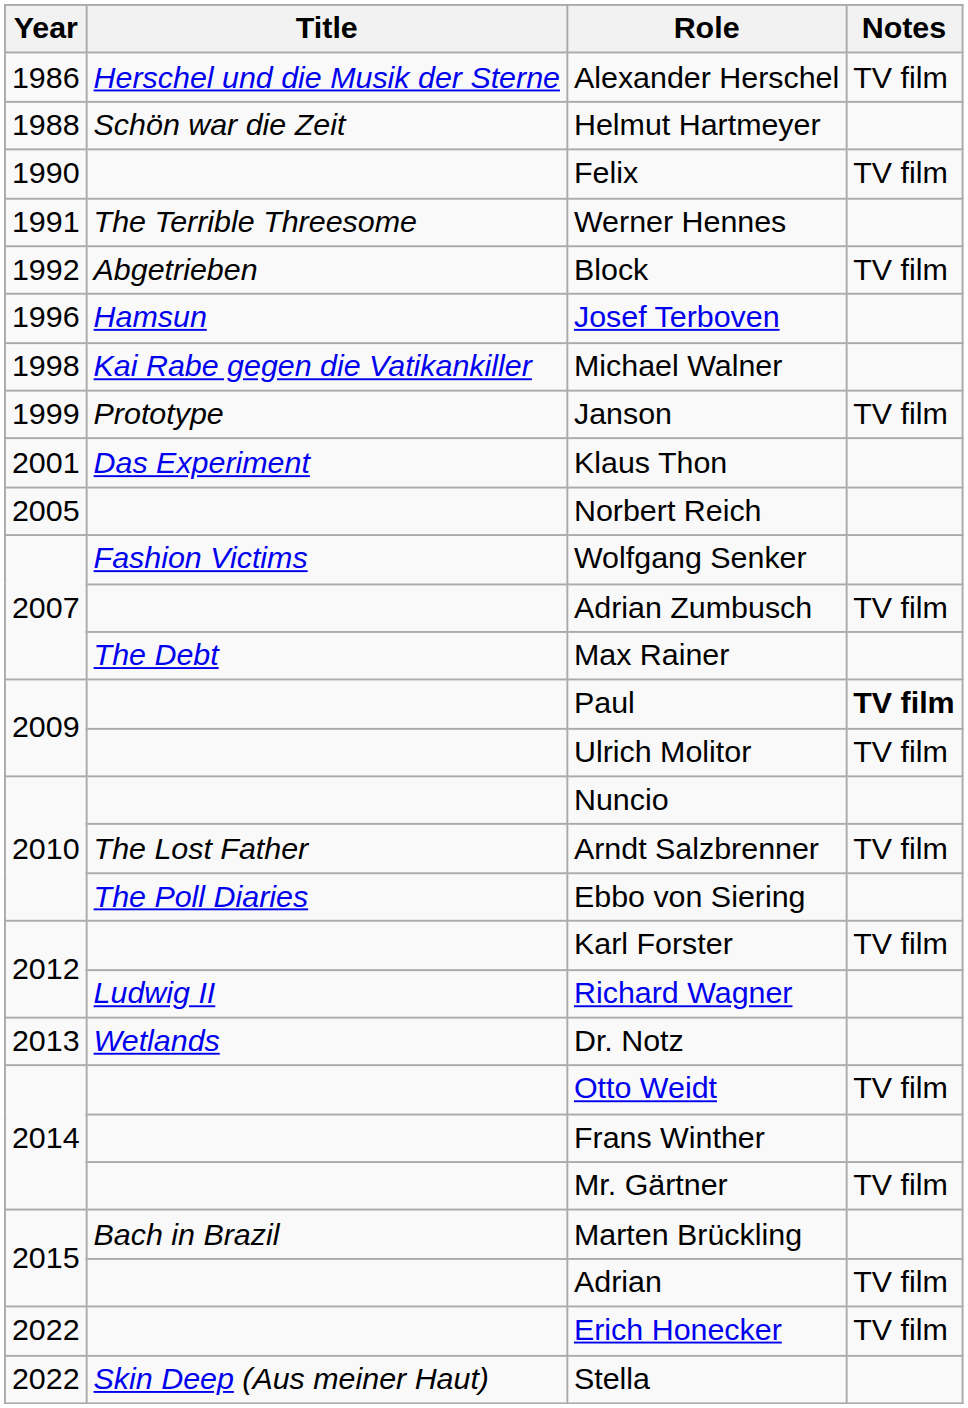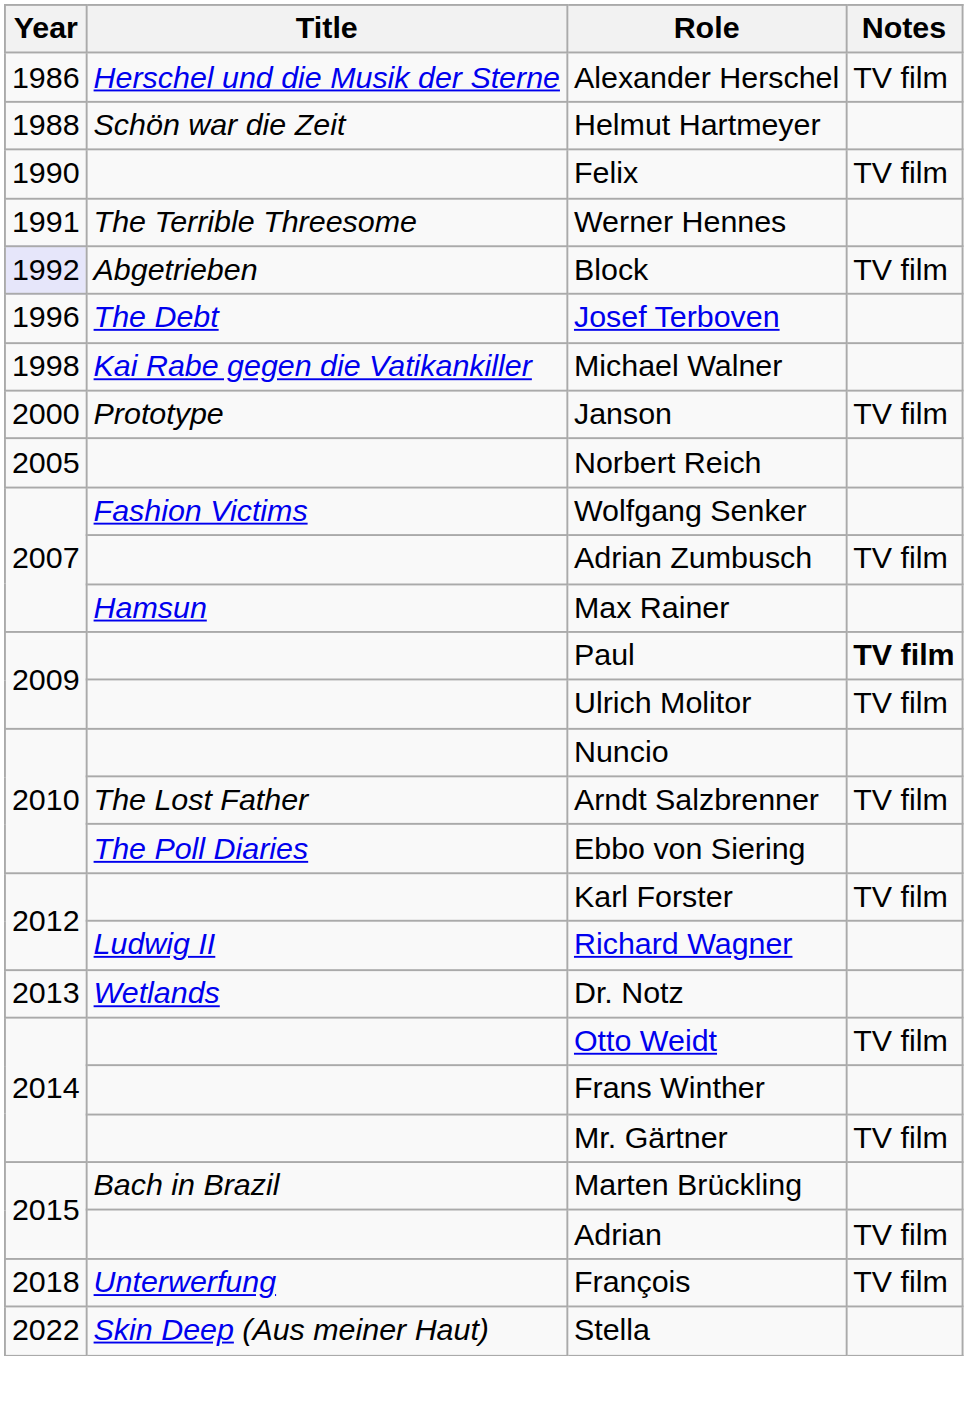(46, 269) no background -> (46, 269) lavender background
(150, 317) Hamsun -> (156, 317) The Debt
(46, 414) 1999 -> (46, 414) 2000
- row: (651, 462)
(156, 655) The Debt -> (150, 607) Hamsun
+ row: (632, 1282)
- row: (678, 1330)
